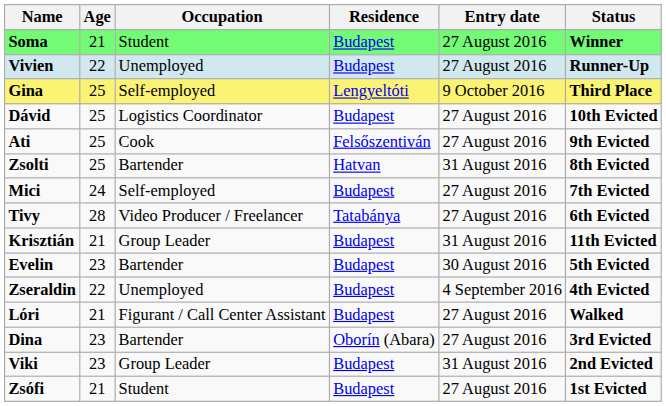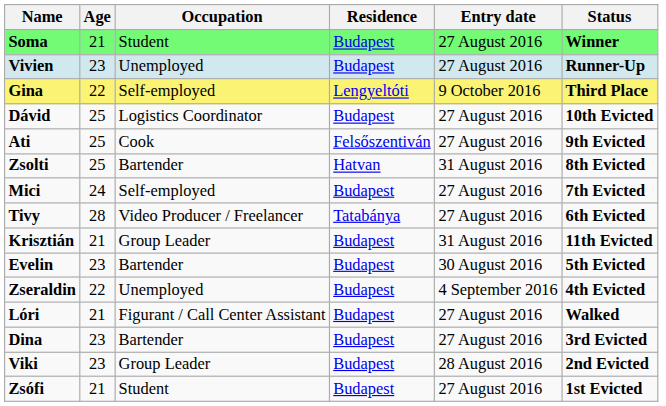(97, 66) 22 -> (97, 66) 23
(97, 91) 25 -> (97, 91) 22
(384, 339) Oborín (Abara) -> (364, 339) Budapest
(494, 364) 31 August 2016 -> (490, 364) 28 August 2016
